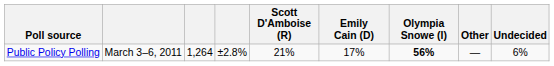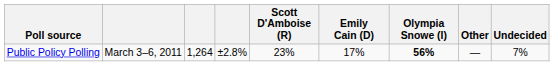(284, 52) 21% -> (284, 52) 23%
(520, 52) 6% -> (520, 52) 7%
